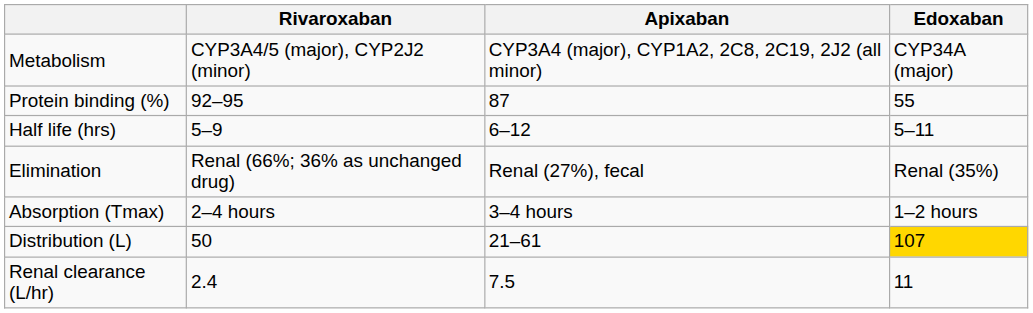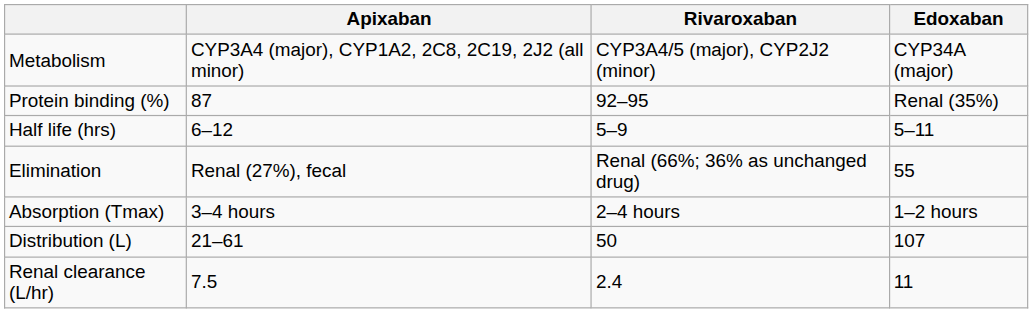columns swapped: (335, 19) <-> (687, 19)
(904, 100) 55 -> (946, 100) Renal (35%)
(946, 171) Renal (35%) -> (904, 171) 55
(910, 241) gold background -> (910, 241) no background
